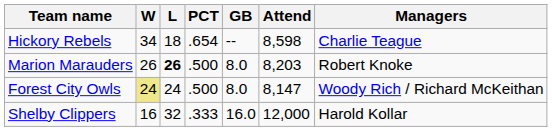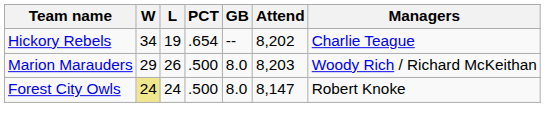(172, 41) 18 -> (172, 41) 19
(282, 41) 8,598 -> (275, 41) 8,202
(148, 65) 26 -> (148, 65) 29
(172, 65) bold -> (172, 65) normal
(366, 65) Robert Knoke -> (424, 65) Woody Rich / Richard McKeithan
(431, 89) Woody Rich / Richard McKeithan -> (359, 89) Robert Knoke
- row: (62, 114)
